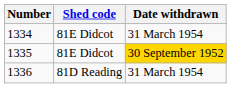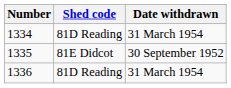(85, 33) 81E Didcot -> (89, 33) 81D Reading
(176, 53) gold background -> (176, 53) no background
